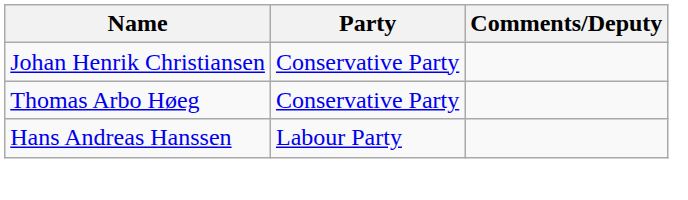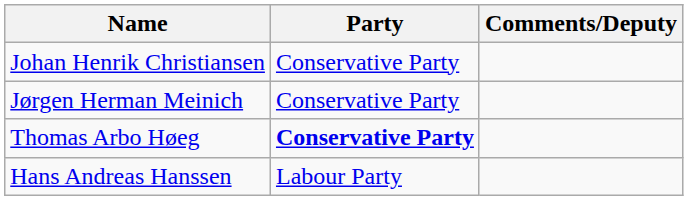+ row: (127, 99)
(368, 99) normal -> (375, 137) bold
